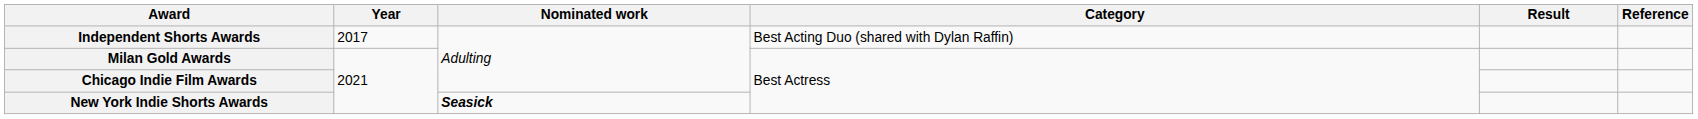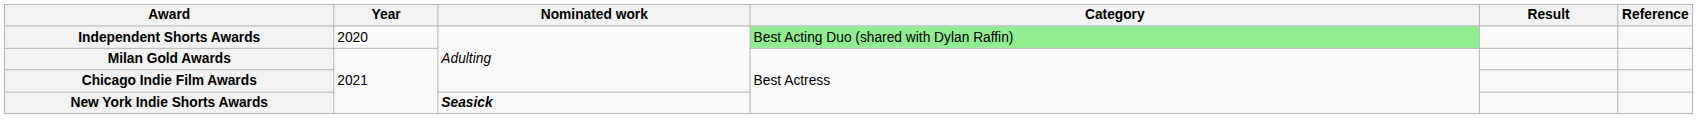(353, 37) 2017 -> (353, 37) 2020
(884, 37) no background -> (884, 37) lightgreen background
